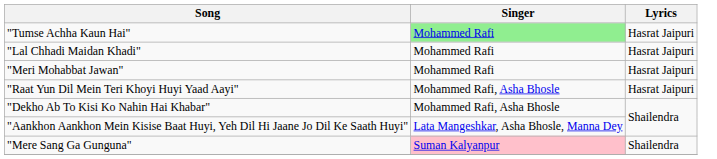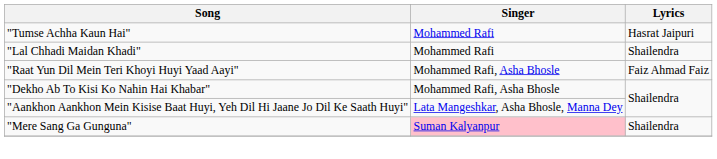(454, 32) lightgreen background -> (454, 32) no background
(661, 51) Hasrat Jaipuri -> (653, 51) Shailendra
- row: (65, 70)
(661, 88) Hasrat Jaipuri -> (668, 70) Faiz Ahmad Faiz
